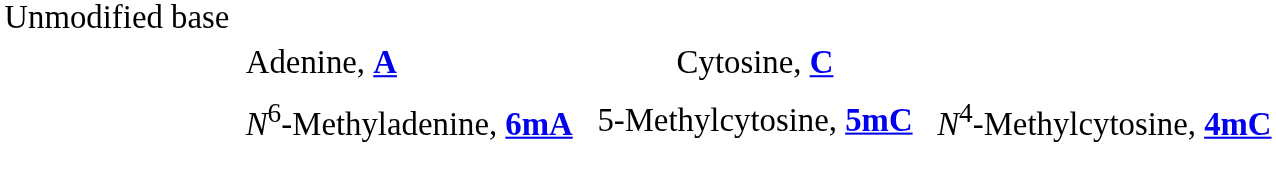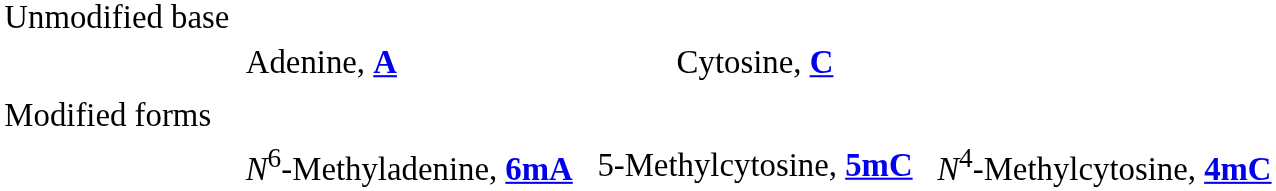+ row: (108, 115)
